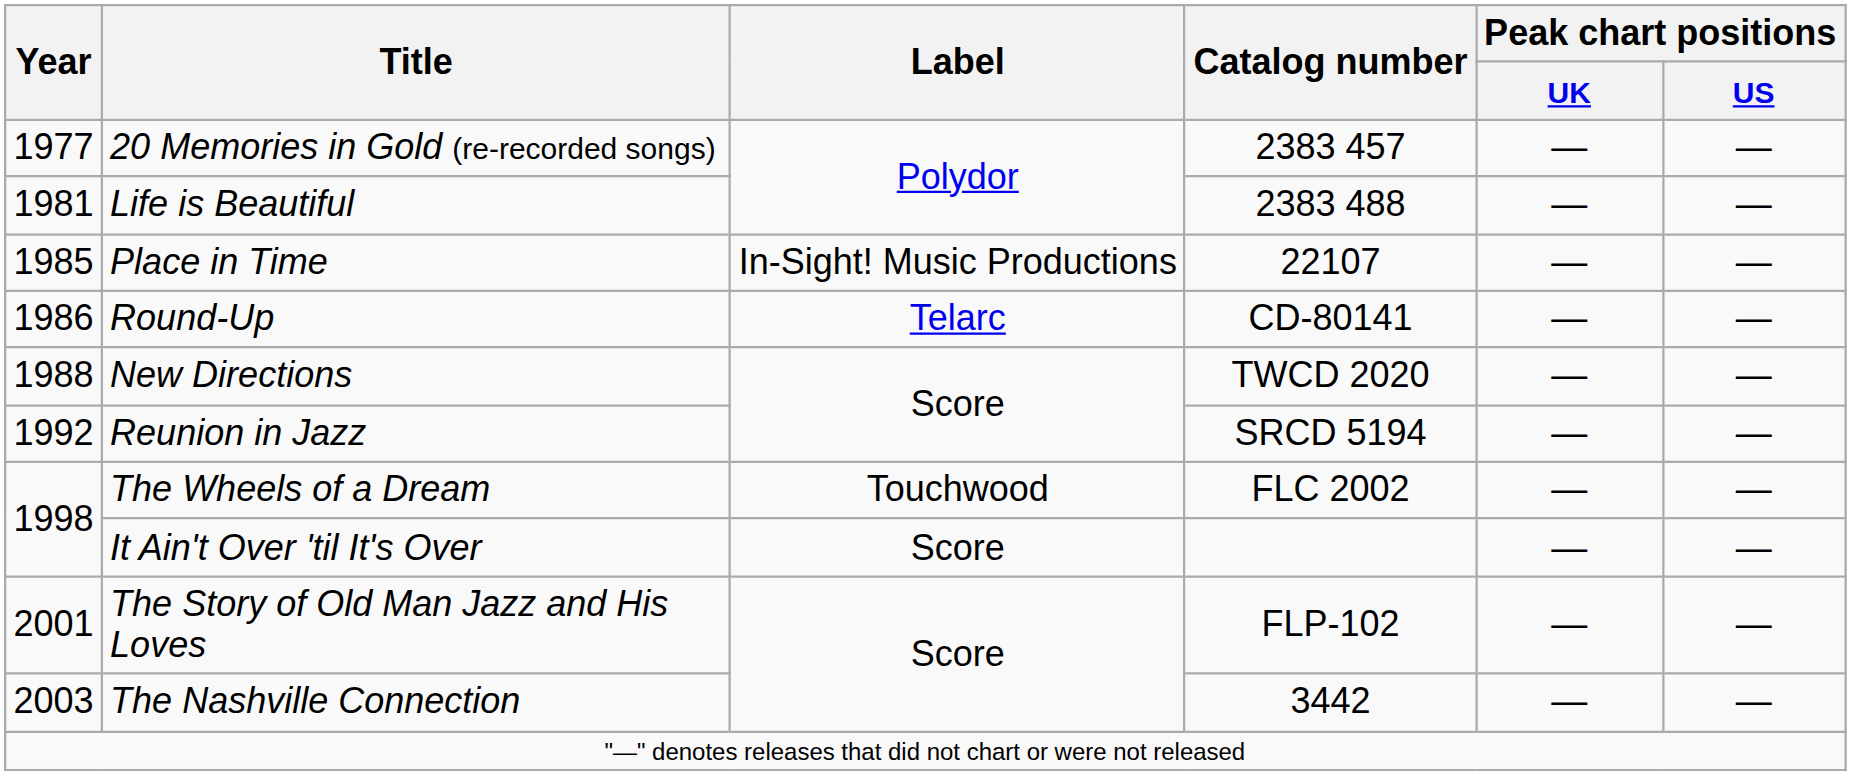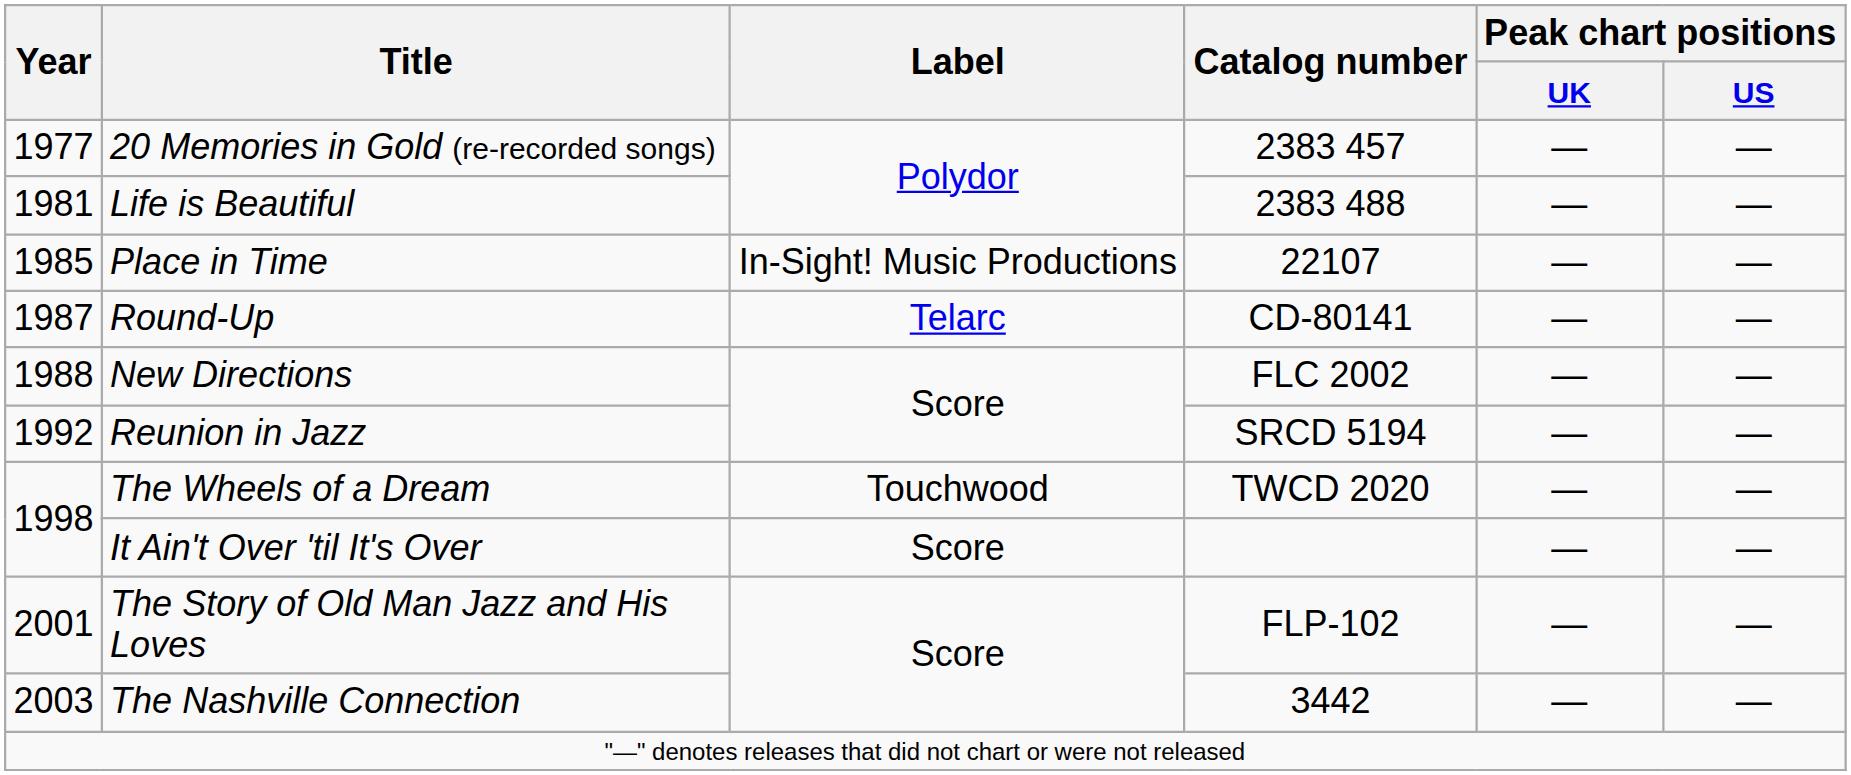(53, 318) 1986 -> (53, 318) 1987
(1330, 375) TWCD 2020 -> (1330, 375) FLC 2002
(1330, 489) FLC 2002 -> (1330, 489) TWCD 2020
